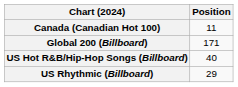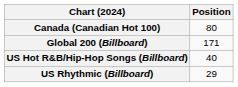(211, 27) 11 -> (211, 27) 80
